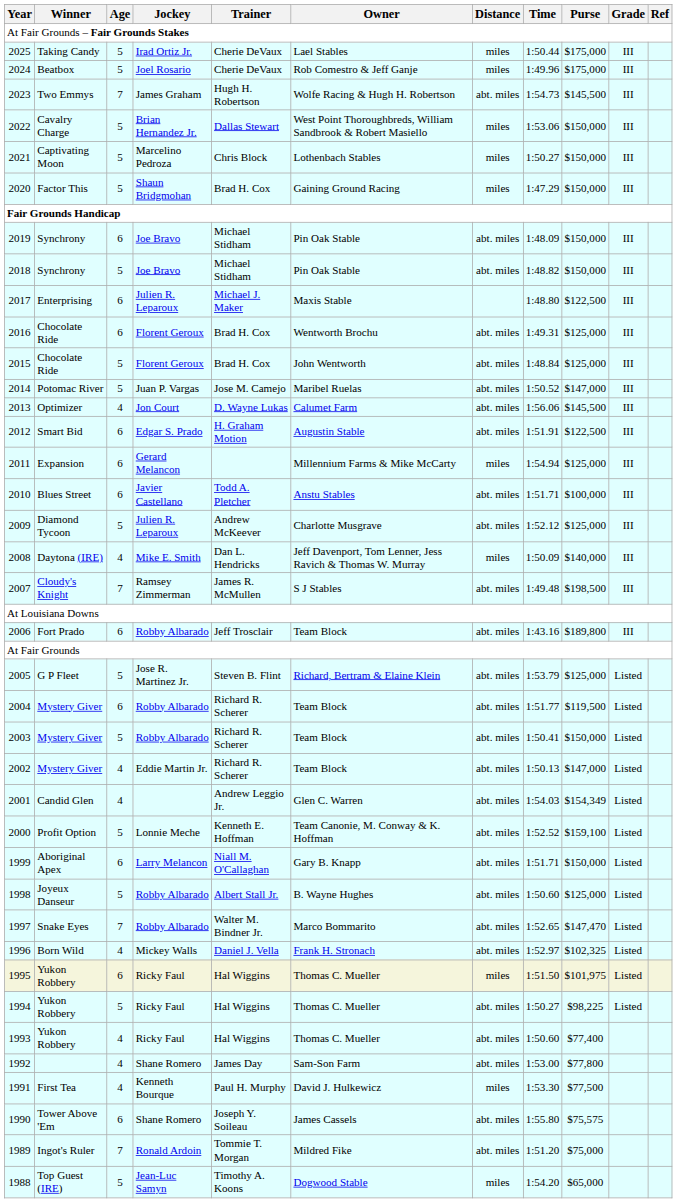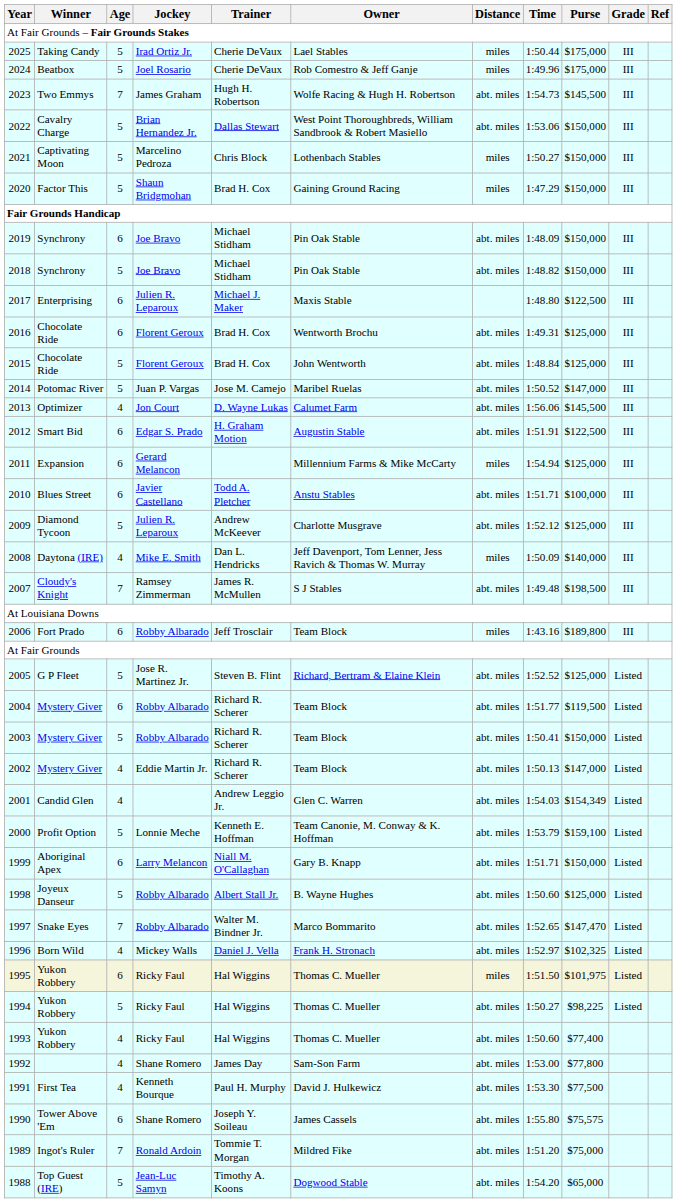(498, 125) miles -> (498, 125) abt. miles
(498, 631) abt. miles -> (498, 631) miles
(542, 674) 1:53.79 -> (542, 674) 1:52.52
(542, 831) 1:52.52 -> (542, 831) 1:53.79
(498, 1088) miles -> (498, 1088) abt. miles
(498, 1182) miles -> (498, 1182) abt. miles
